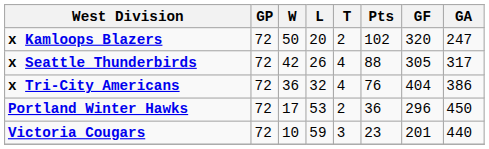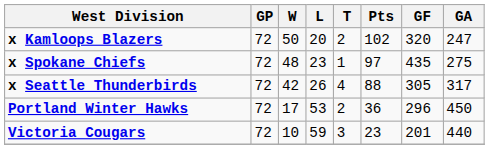+ row: (77, 63)
- row: (94, 86)
